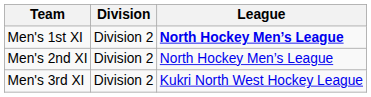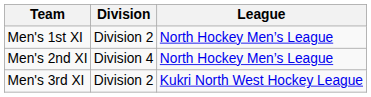(252, 37) bold -> (247, 37) normal
(124, 59) Division 2 -> (124, 59) Division 4
